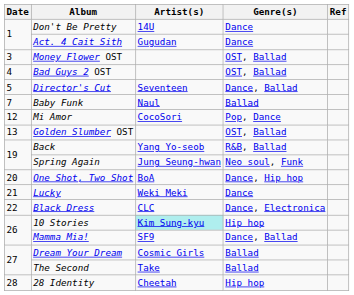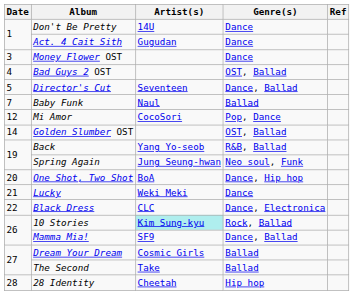(256, 57) OST, Ballad -> (239, 57) Dance
(12, 132) 13 -> (12, 132) 14
(245, 222) Hip hop -> (259, 222) Rock, Ballad
